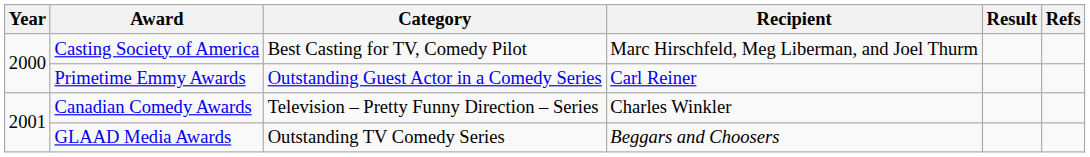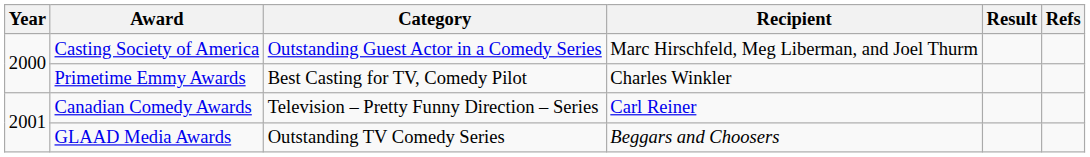(397, 48) Best Casting for TV, Comedy Pilot -> (435, 48) Outstanding Guest Actor in a Comedy Series
(435, 78) Outstanding Guest Actor in a Comedy Series -> (397, 78) Best Casting for TV, Comedy Pilot
(653, 78) Carl Reiner -> (671, 78) Charles Winkler
(671, 107) Charles Winkler -> (653, 107) Carl Reiner
